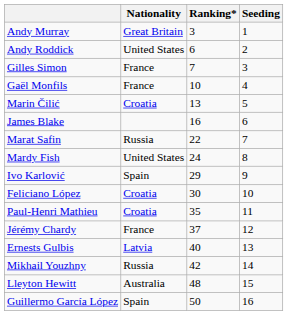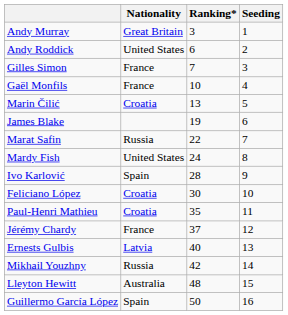(195, 121) 16 -> (195, 121) 19
(195, 175) 29 -> (195, 175) 28
